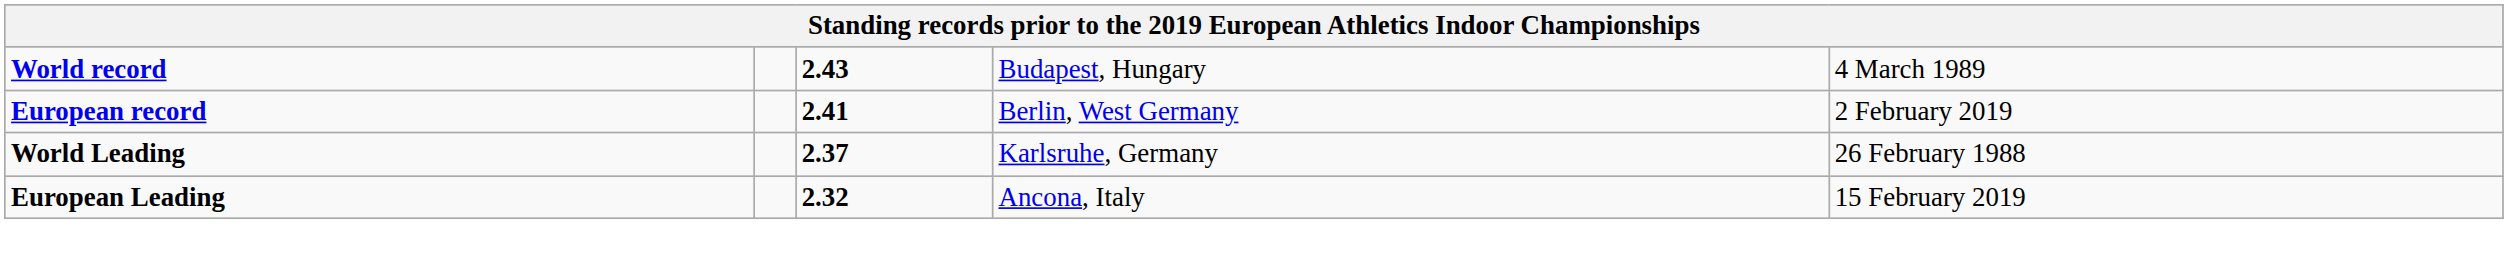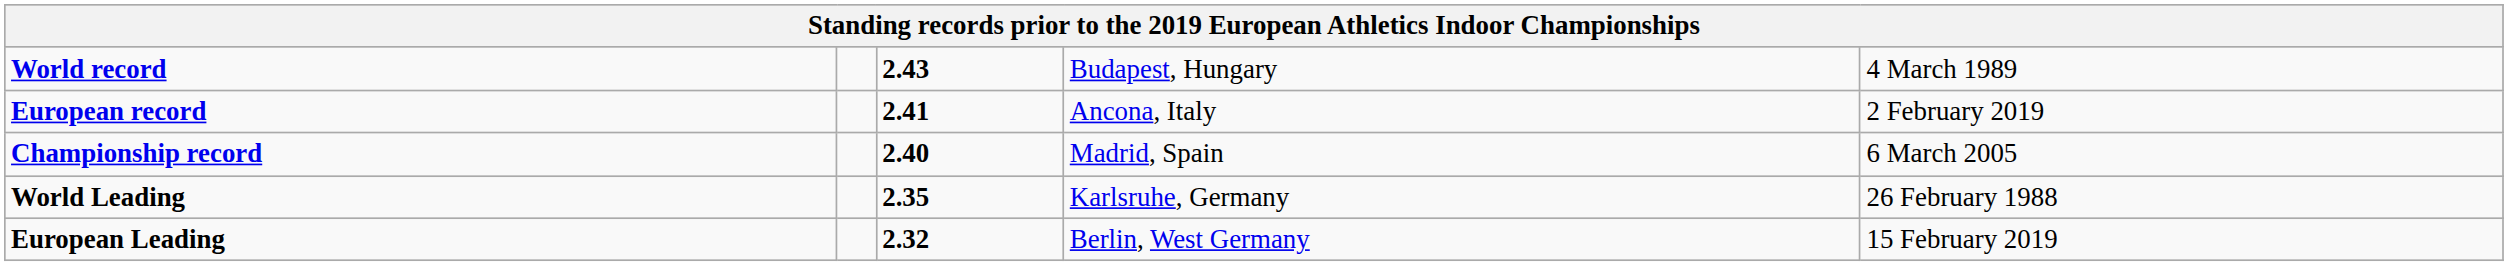(1118, 111) Berlin, West Germany -> (1143, 111) Ancona, Italy
+ row: (137, 153)
(825, 153) 2.37 -> (906, 196) 2.35
(1072, 196) Ancona, Italy -> (1190, 238) Berlin, West Germany
